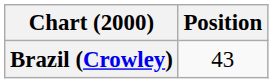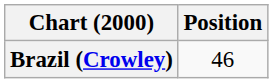(223, 58) 43 -> (223, 58) 46
